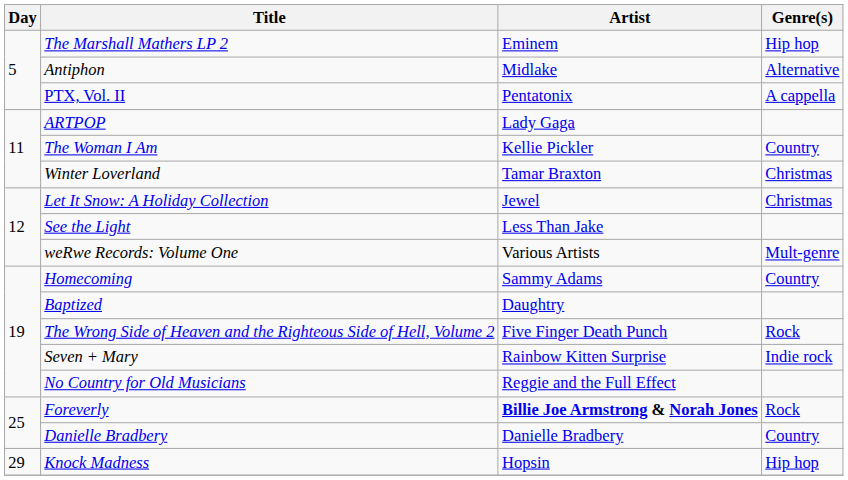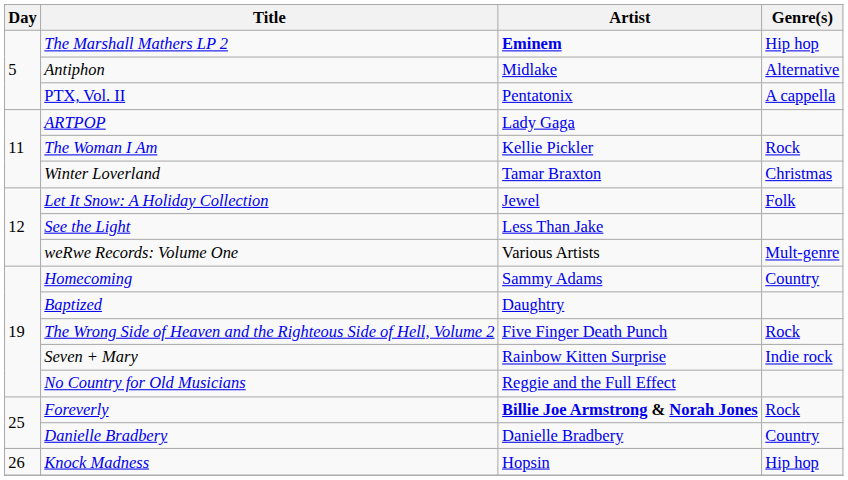(530, 43) normal -> (532, 43) bold
(792, 148) Country -> (783, 148) Rock
(799, 200) Christmas -> (780, 200) Folk
(17, 461) 29 -> (17, 461) 26
